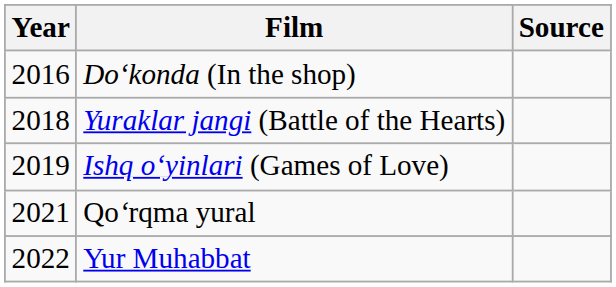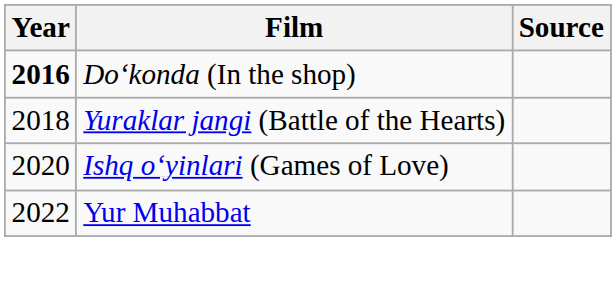(41, 73) normal -> (41, 73) bold
(41, 166) 2019 -> (41, 166) 2020
- row: (169, 212)
